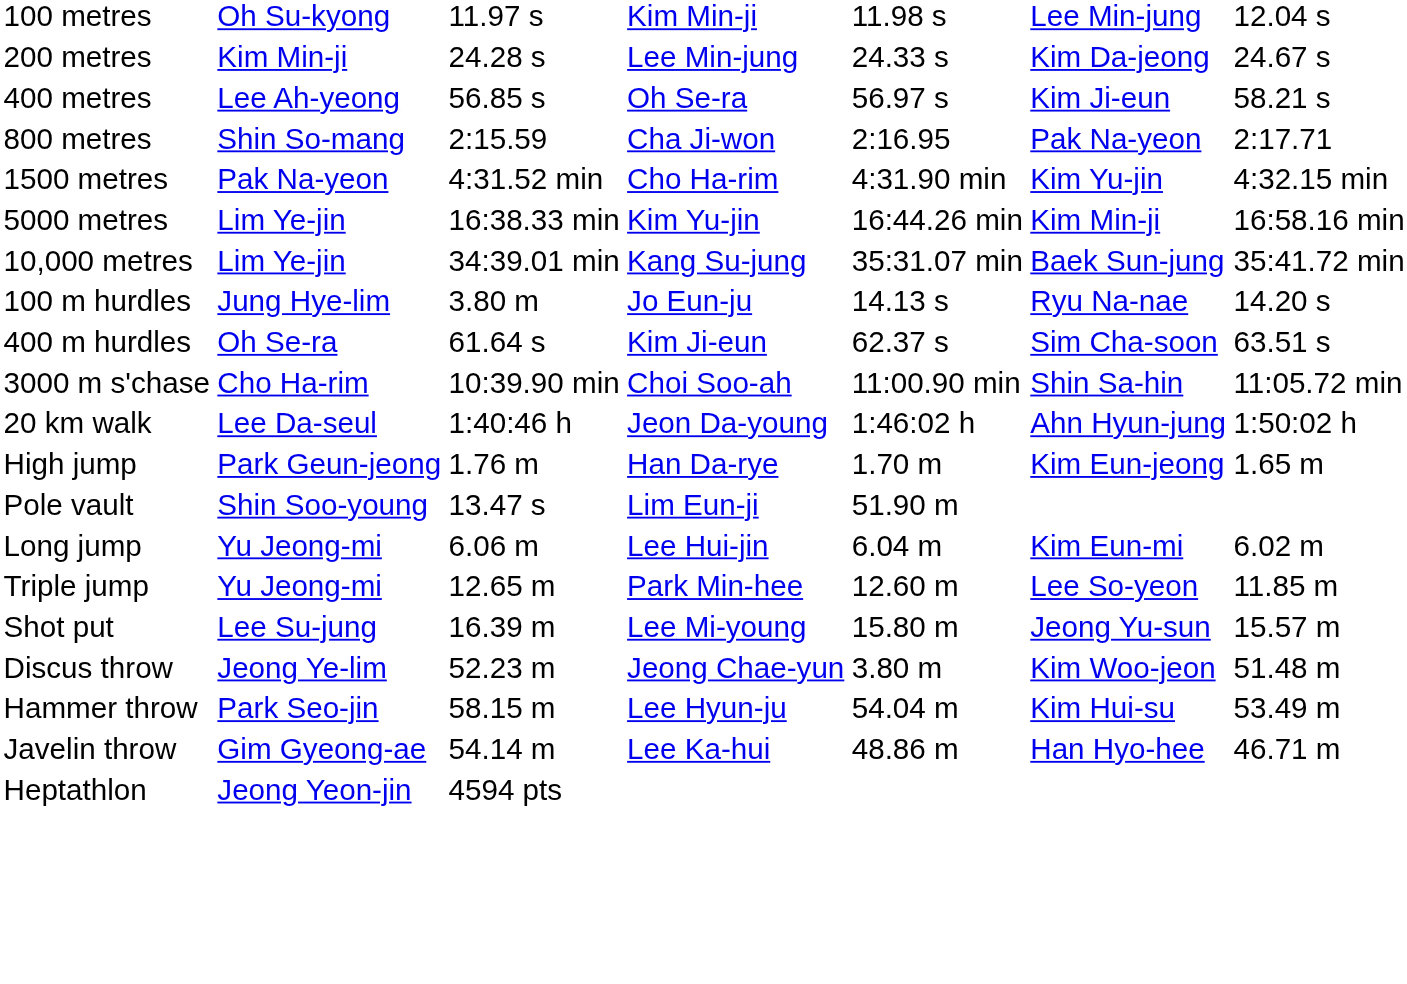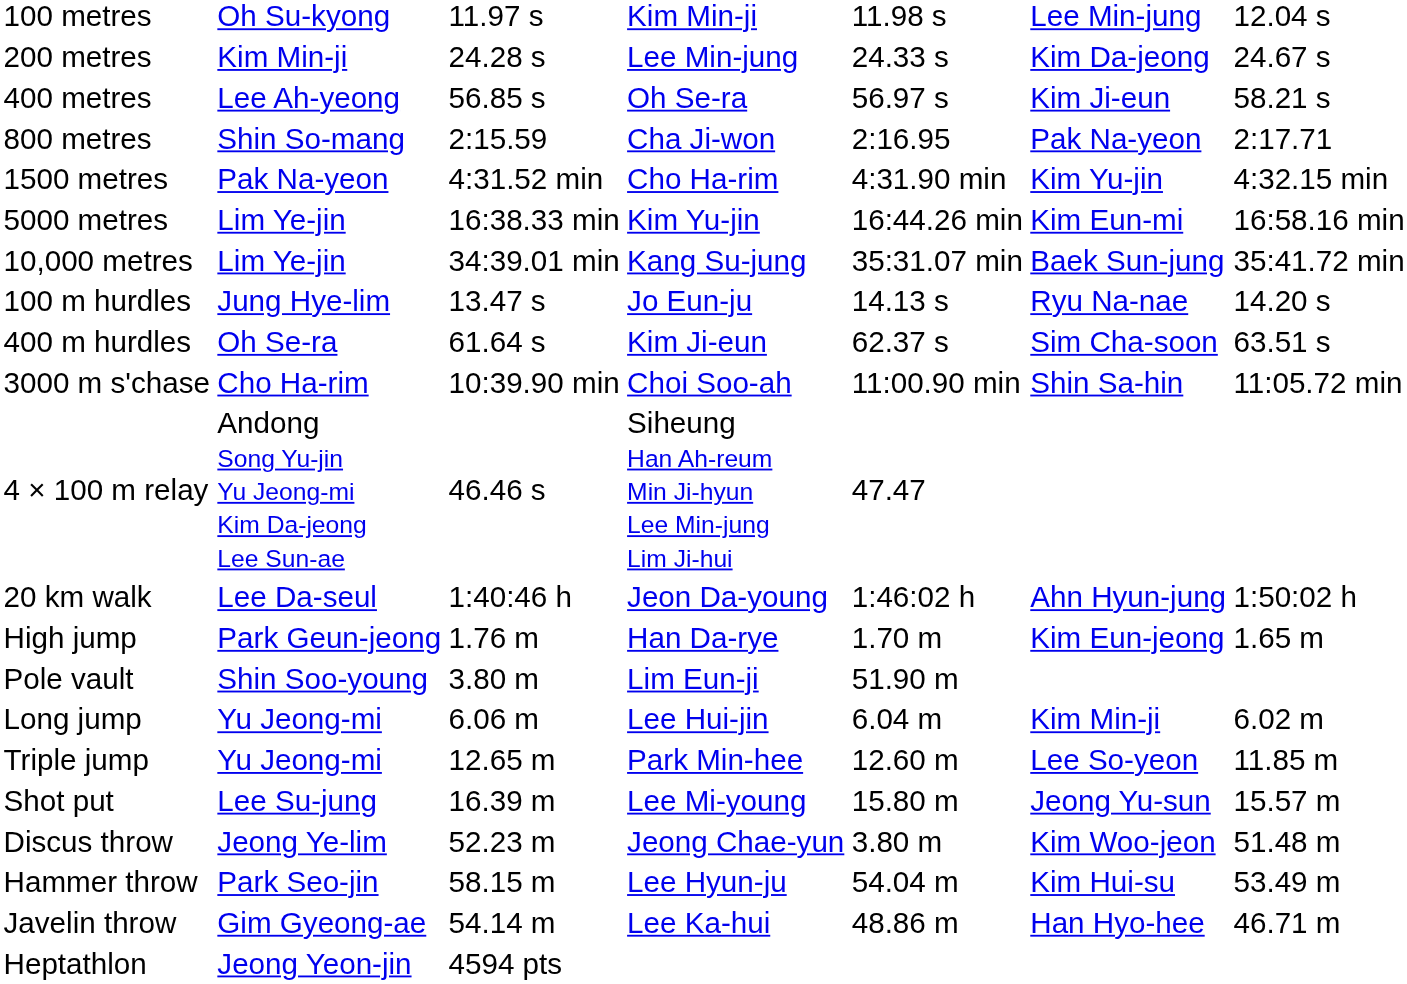(1095, 220) Kim Min-ji -> (1107, 220) Kim Eun-mi
(494, 301) 3.80 m -> (497, 301) 13.47 s
+ row: (106, 490)
(497, 505) 13.47 s -> (494, 679) 3.80 m
(1107, 545) Kim Eun-mi -> (1095, 719) Kim Min-ji
